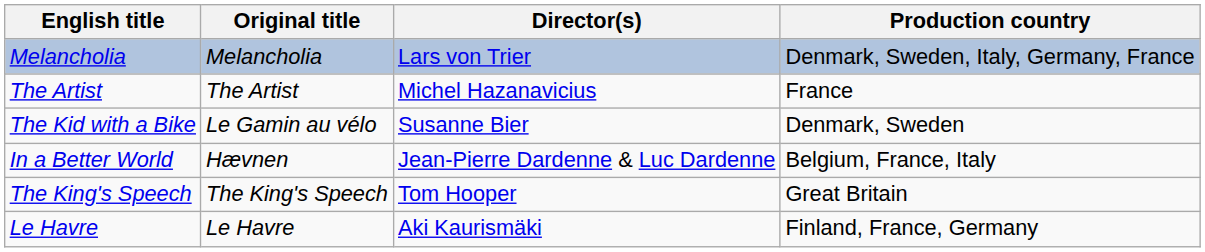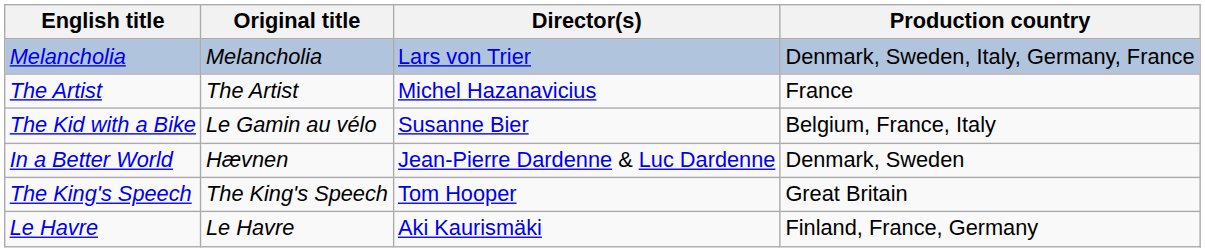(875, 125) Denmark, Sweden -> (891, 125) Belgium, France, Italy
(891, 159) Belgium, France, Italy -> (875, 159) Denmark, Sweden
